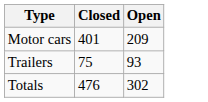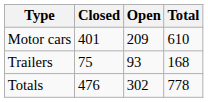+ column: (183, 16)
